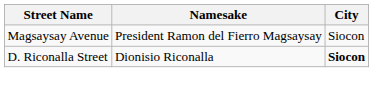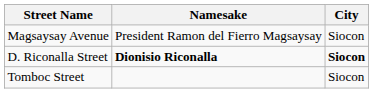(164, 56) normal -> (166, 56) bold
+ row: (46, 77)
